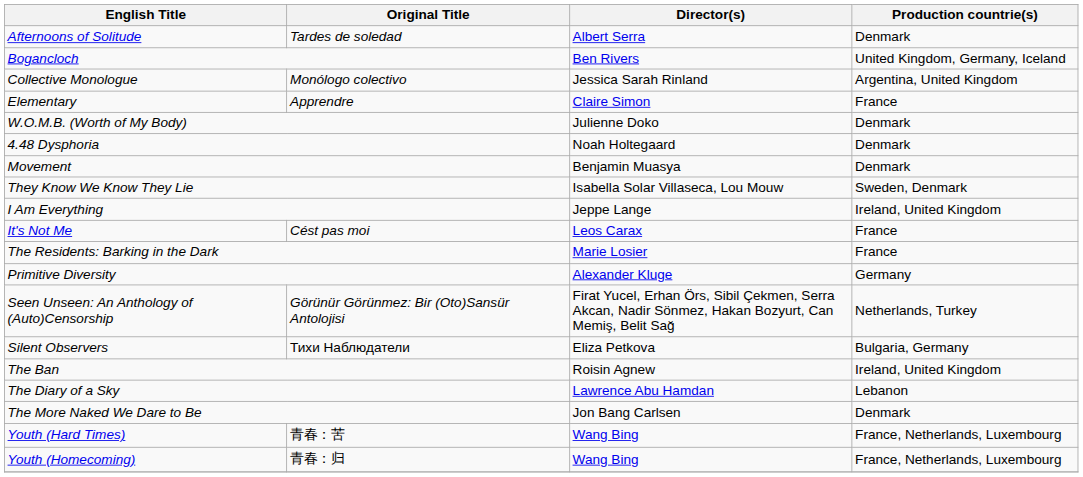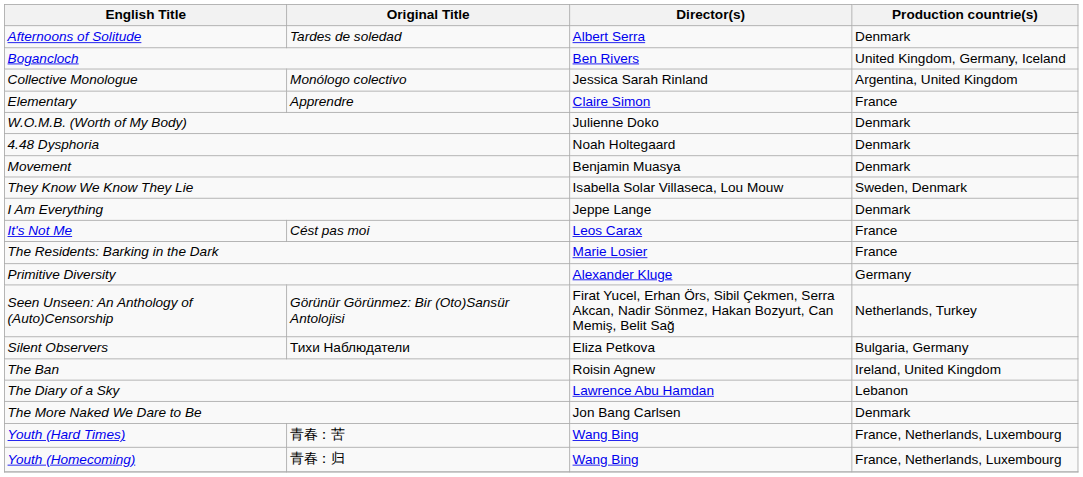(928, 209) Ireland, United Kingdom -> (883, 209) Denmark
